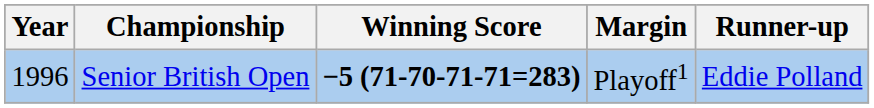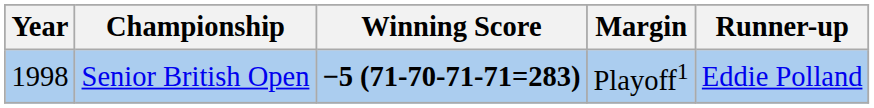(40, 76) 1996 -> (40, 76) 1998
